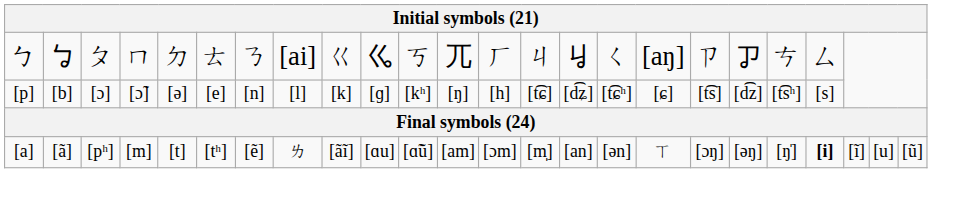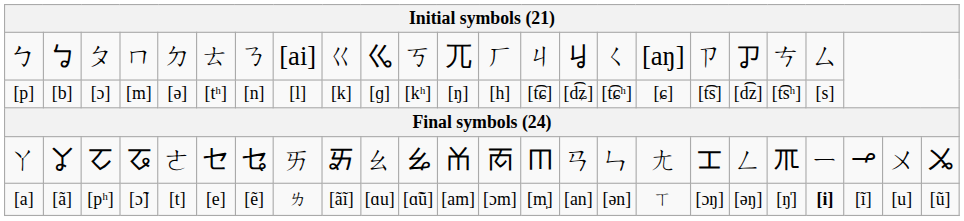(139, 94) [ɔ̃] -> (139, 94) [m]
(216, 94) [e] -> (216, 94) [tʰ]
+ row: (24, 160)
(139, 152) [m] -> (139, 199) [ɔ̃]
(216, 152) [tʰ] -> (216, 199) [e]
